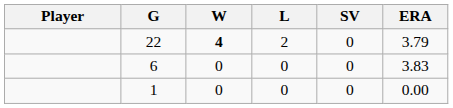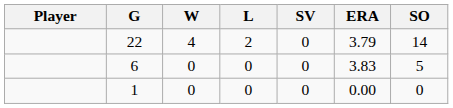+ column: (420, 16)
(219, 41) bold -> (191, 41) normal
